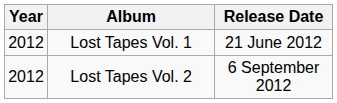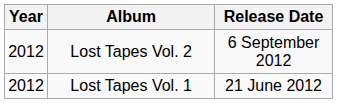rows swapped: (131, 42) <-> (131, 76)
